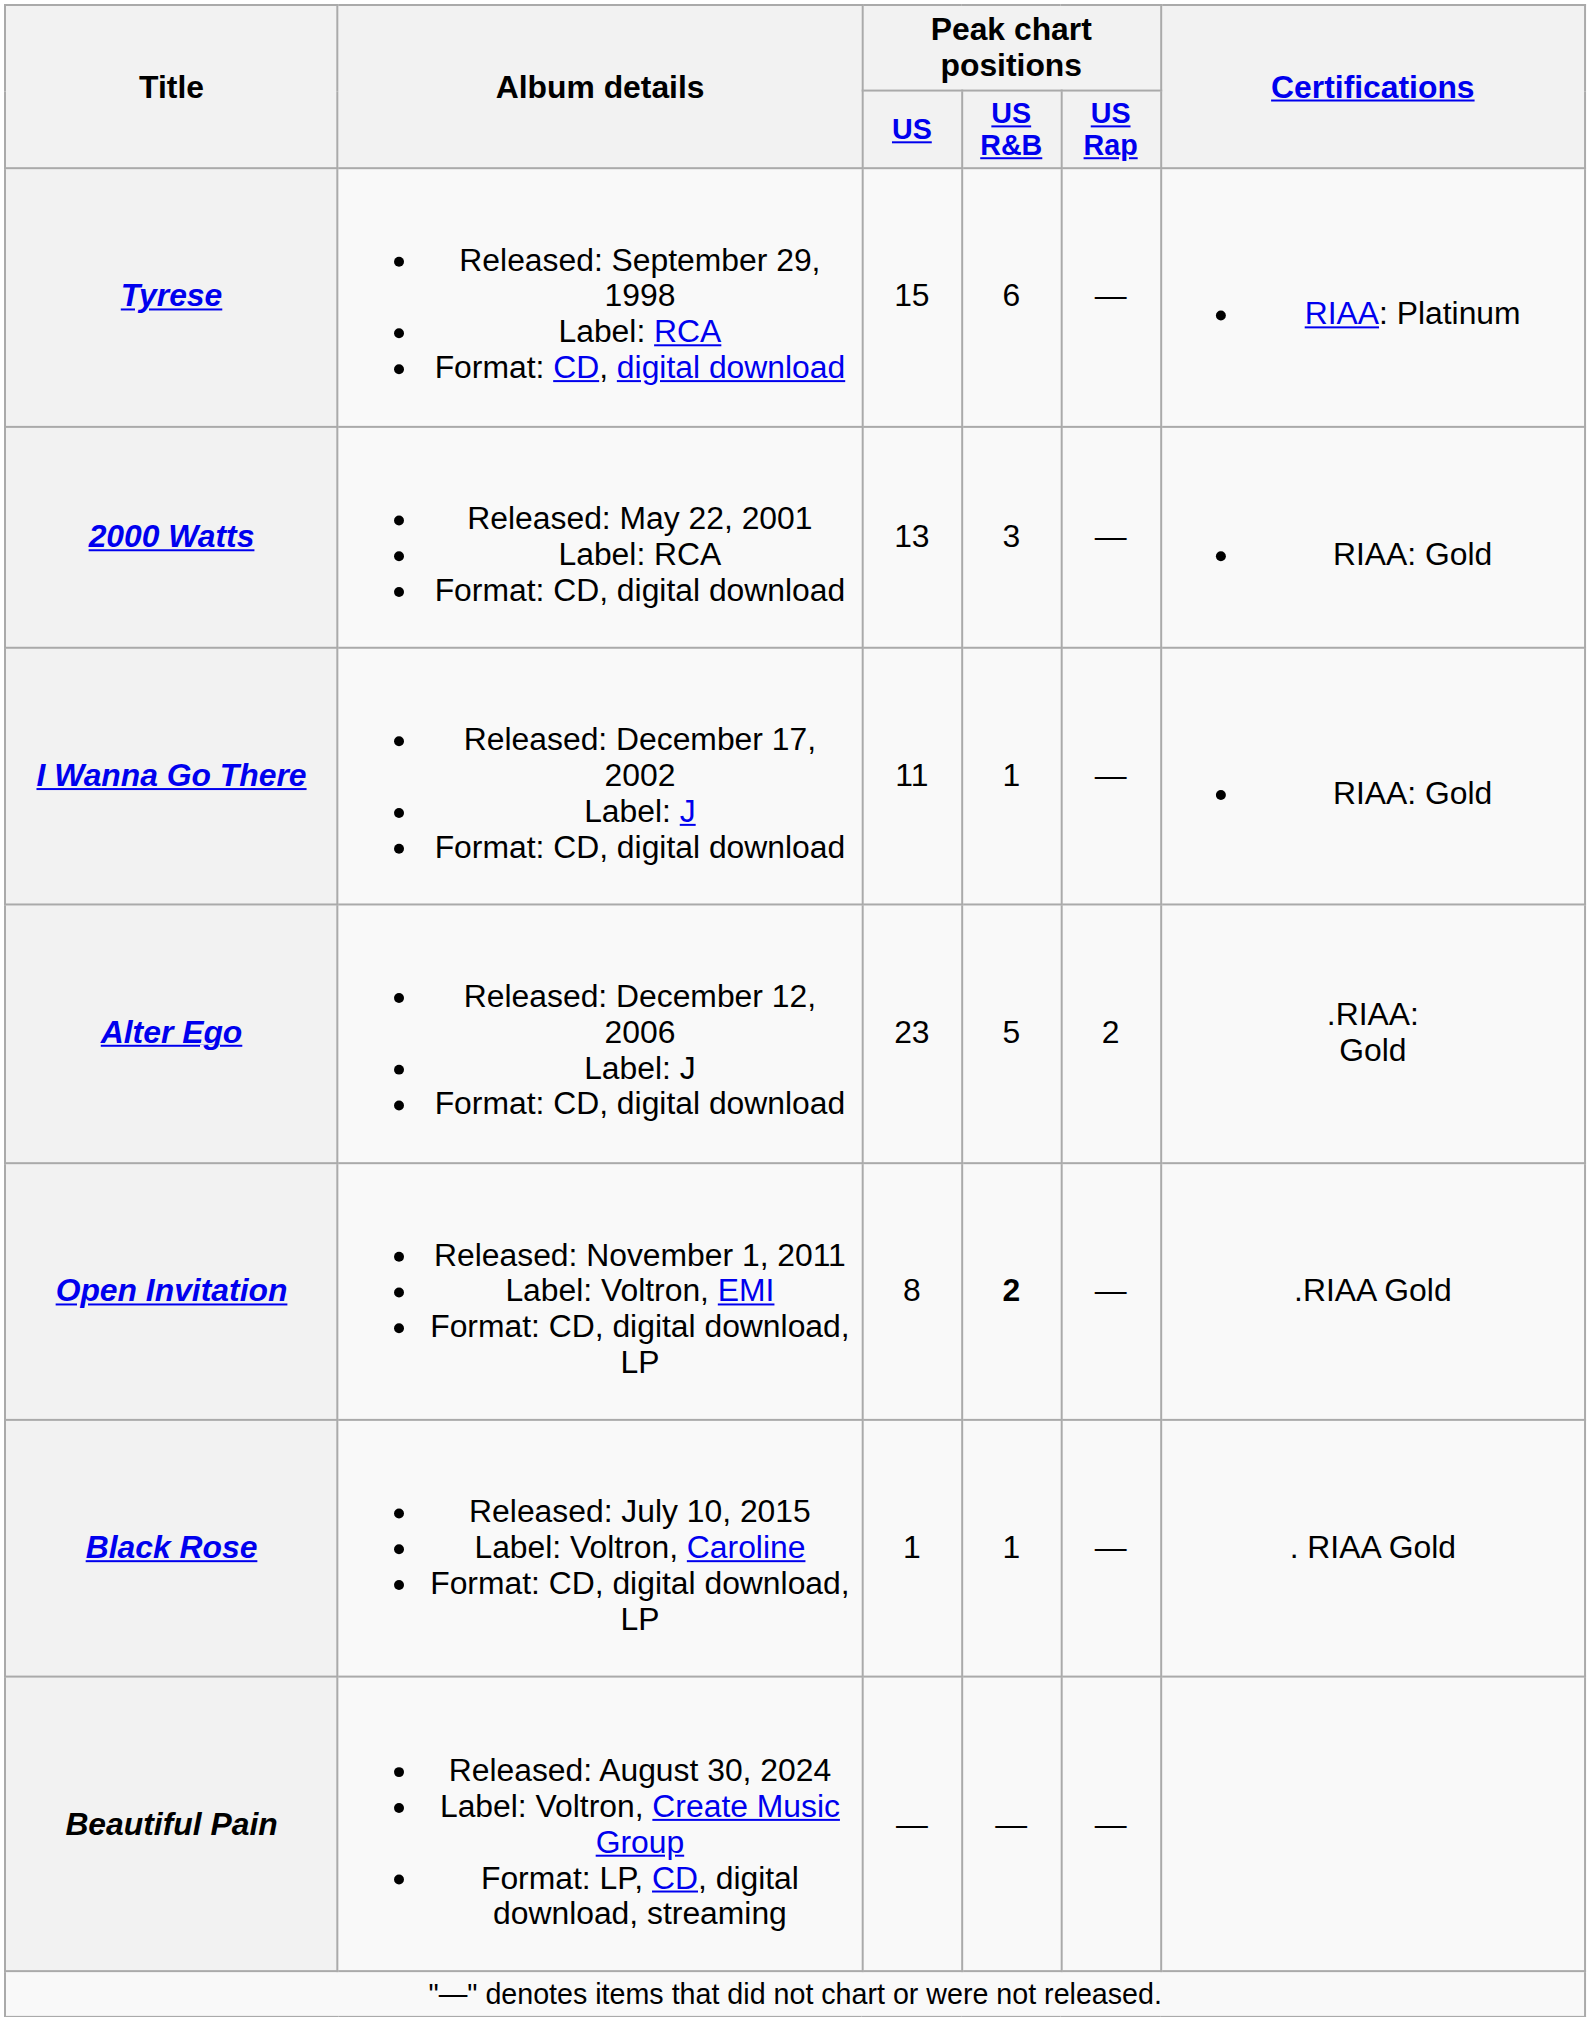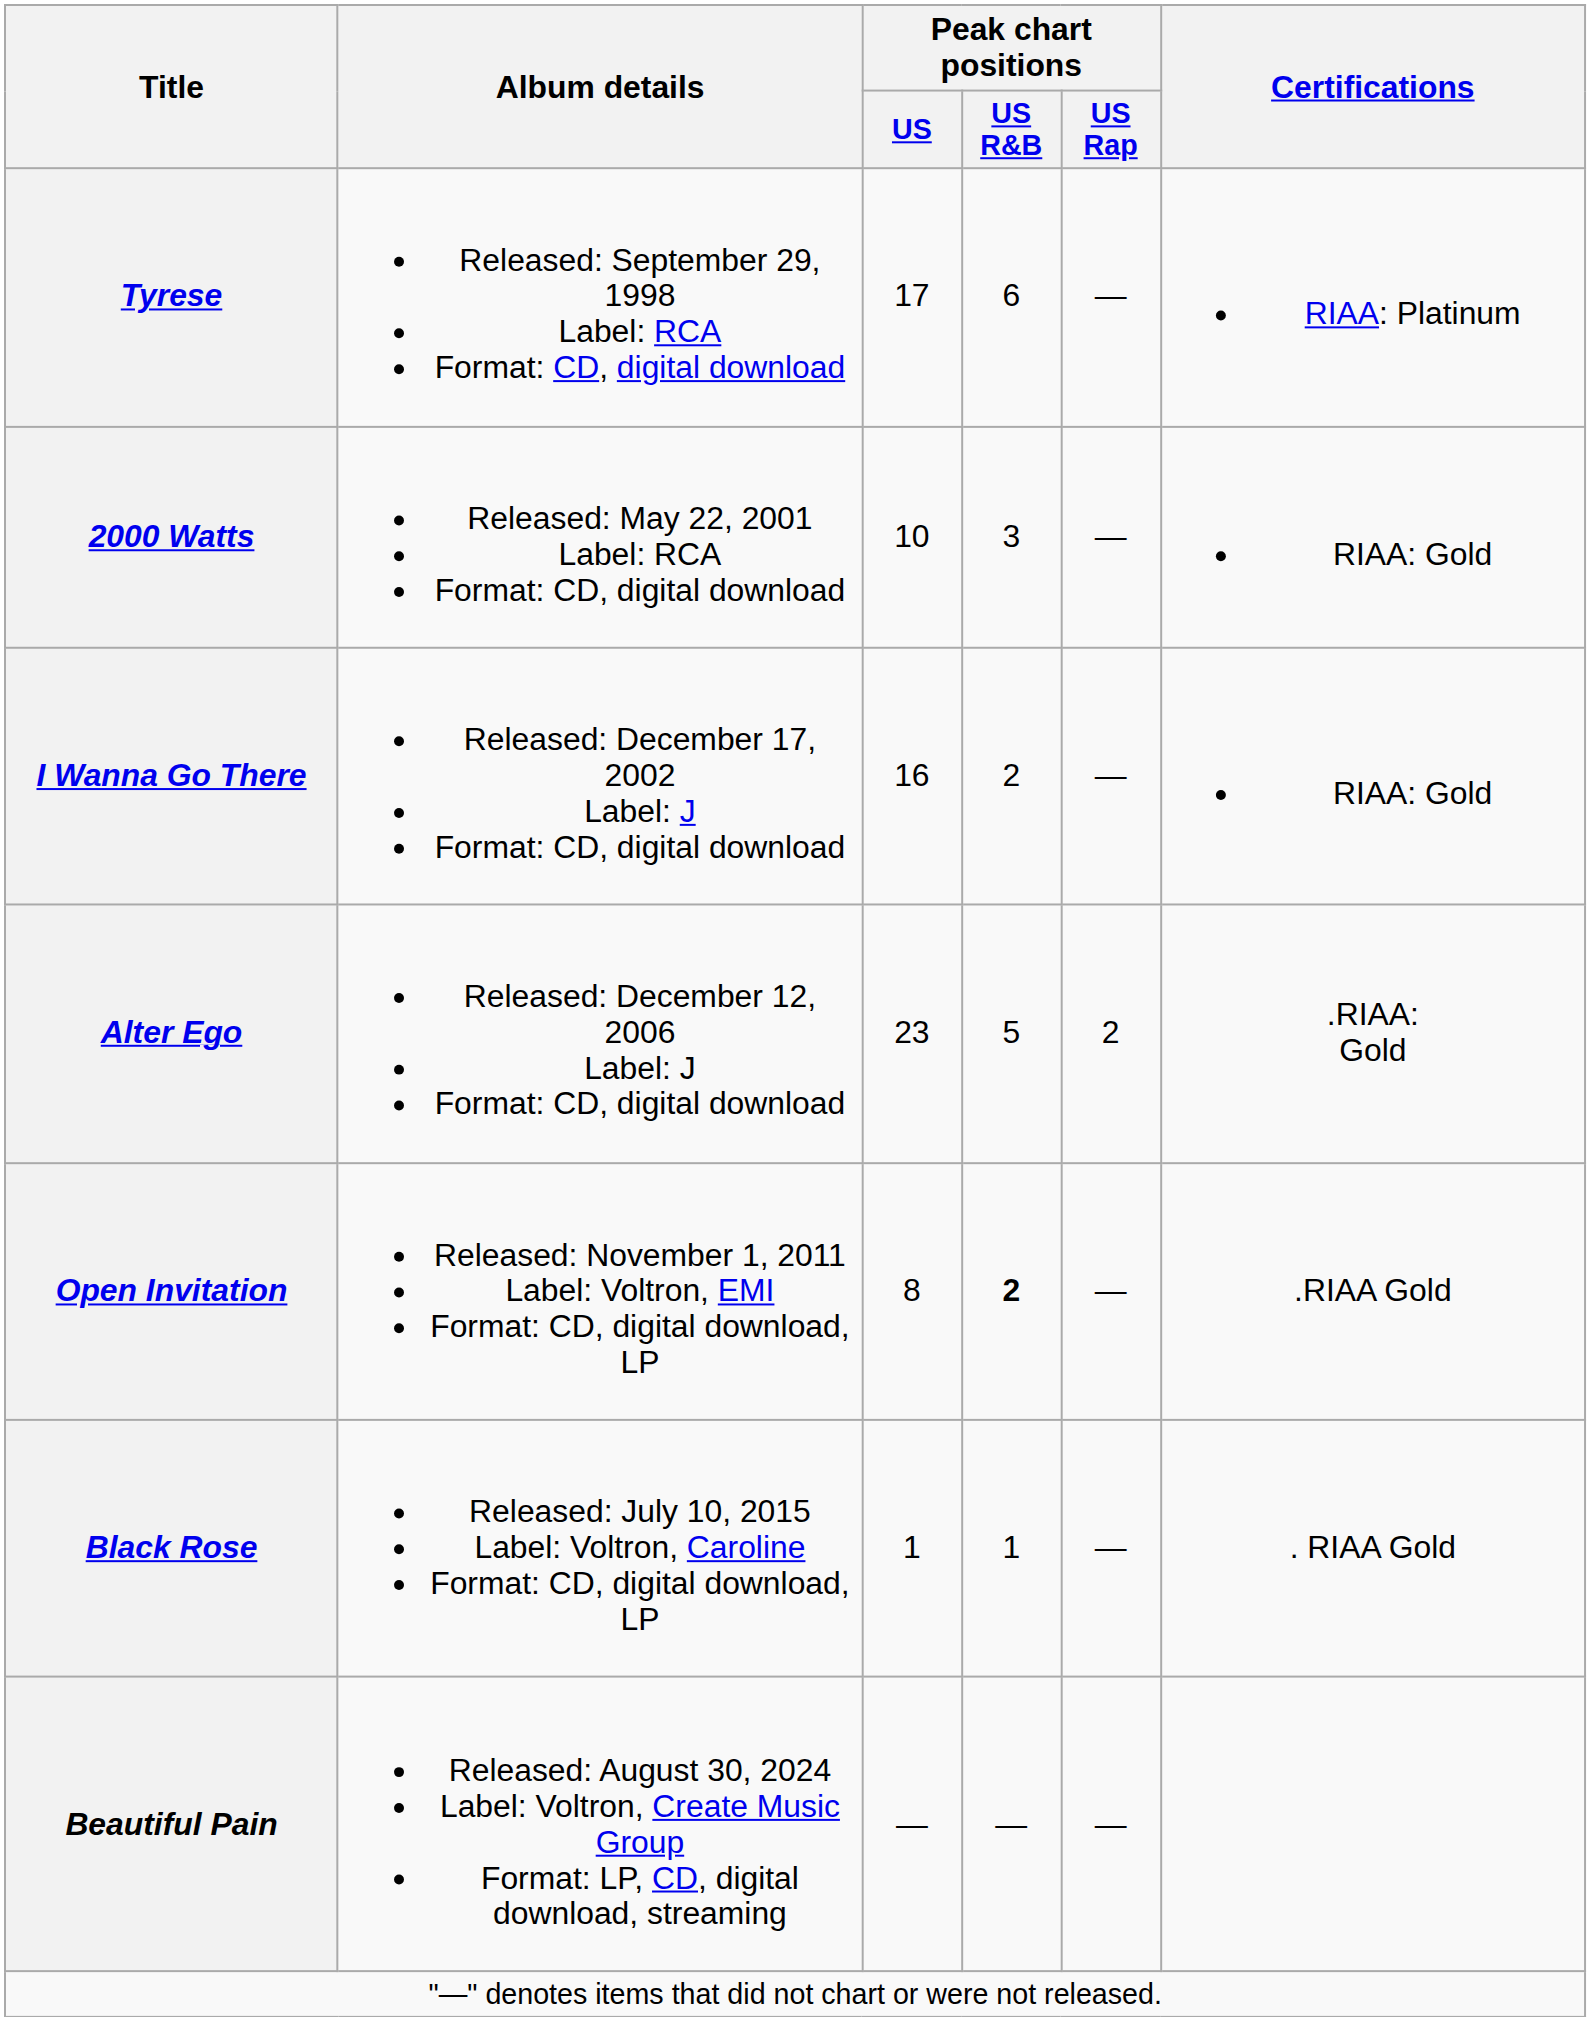(912, 296) 15 -> (912, 296) 17
(912, 536) 13 -> (912, 536) 10
(912, 775) 11 -> (912, 775) 16
(1011, 775) 1 -> (1011, 775) 2
